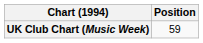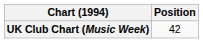(175, 29) 59 -> (175, 29) 42
